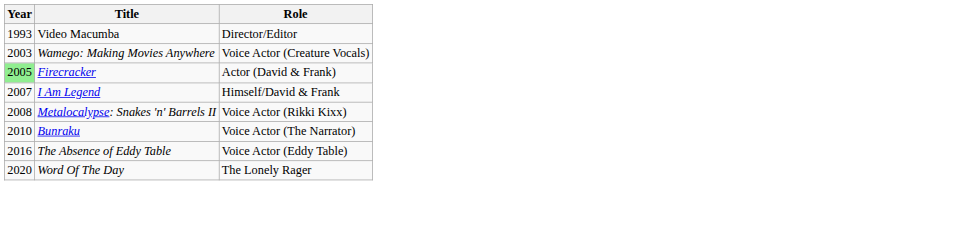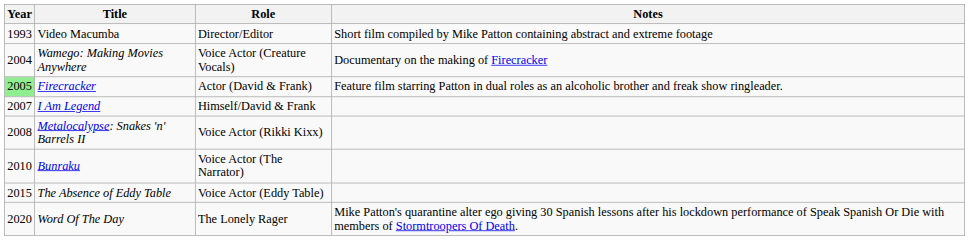+ column: (648, 14)
(20, 53) 2003 -> (20, 60) 2004
(20, 151) 2016 -> (20, 192) 2015
